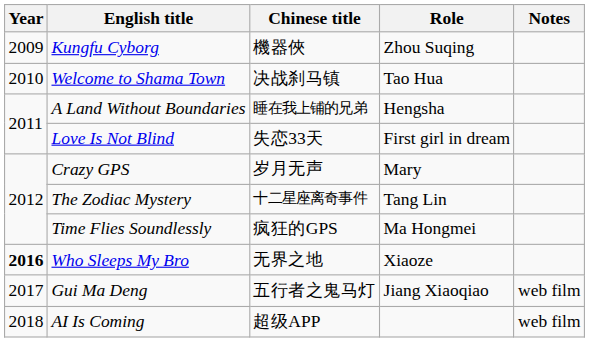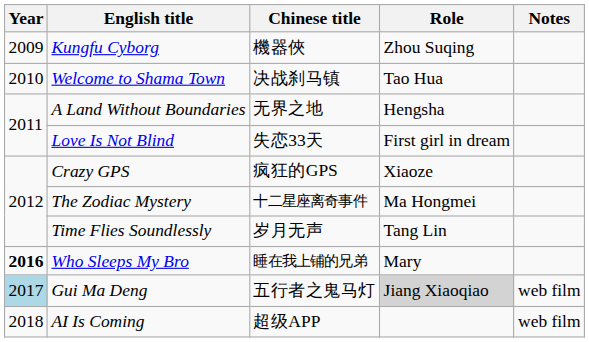(310, 108) 睡在我上铺的兄弟 -> (288, 108) 无界之地
(288, 168) 岁月无声 -> (296, 170) 疯狂的GPS
(402, 169) Mary -> (408, 171) Xiaoze
(415, 198) Tang Lin -> (430, 201) Ma Hongmei
(296, 228) 疯狂的GPS -> (288, 230) 岁月无声
(430, 228) Ma Hongmei -> (415, 231) Tang Lin
(288, 259) 无界之地 -> (310, 261) 睡在我上铺的兄弟
(408, 259) Xiaoze -> (402, 260) Mary
(26, 290) no background -> (26, 290) lightblue background
(436, 290) no background -> (436, 290) lightgrey background
